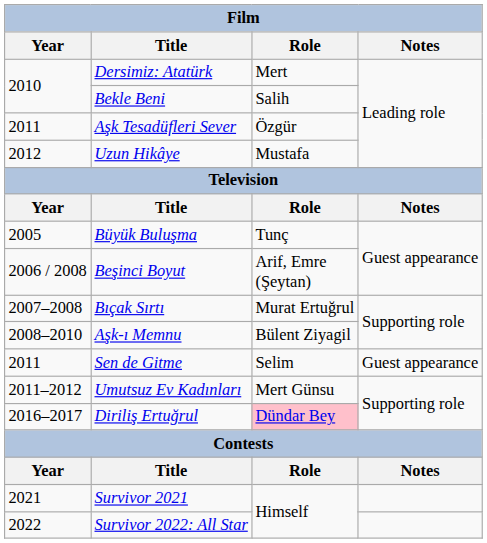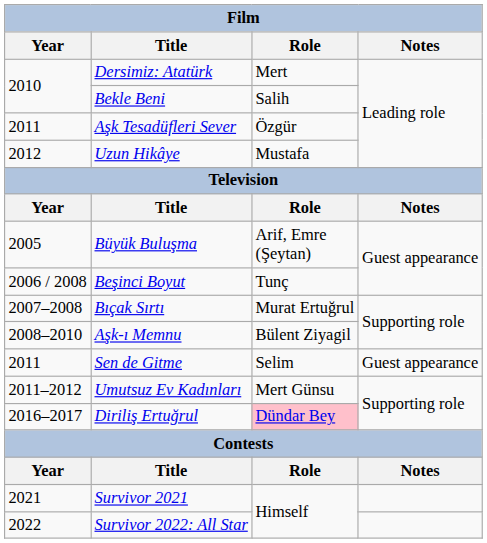(272, 235) Tunç -> (291, 244) Arif, Emre (Şeytan)
(291, 271) Arif, Emre (Şeytan) -> (272, 281) Tunç
